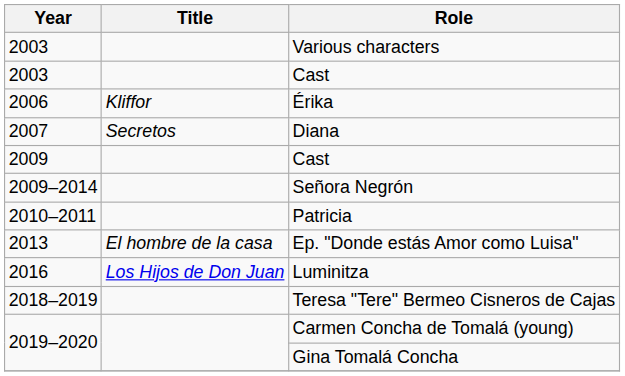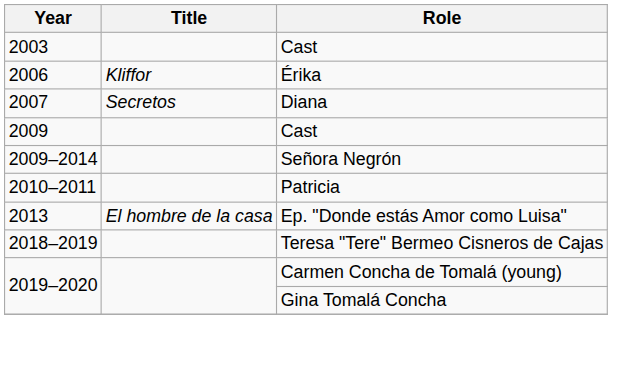- row: (28, 46)
- row: (28, 272)
